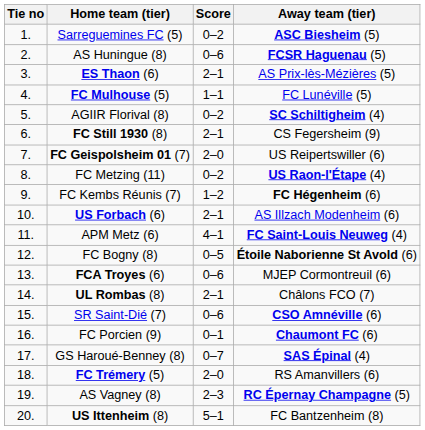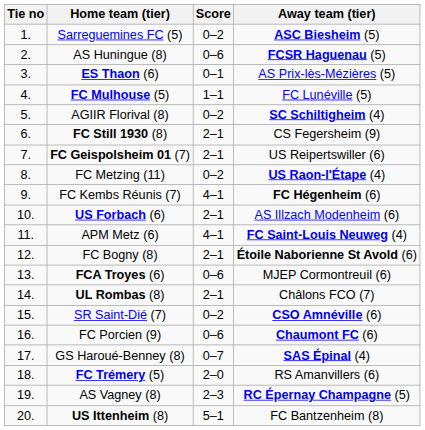(213, 74) 2–1 -> (213, 74) 0–1
(213, 154) 2–0 -> (213, 154) 2–1
(213, 194) 1–2 -> (213, 194) 4–1
(213, 255) 0–5 -> (213, 255) 2–1
(213, 315) 0–6 -> (213, 315) 0–2
(213, 335) 0–1 -> (213, 335) 0–6
